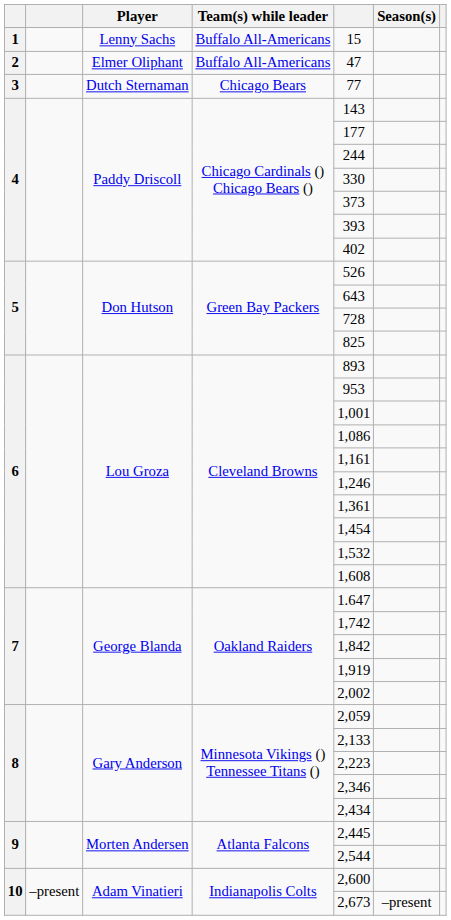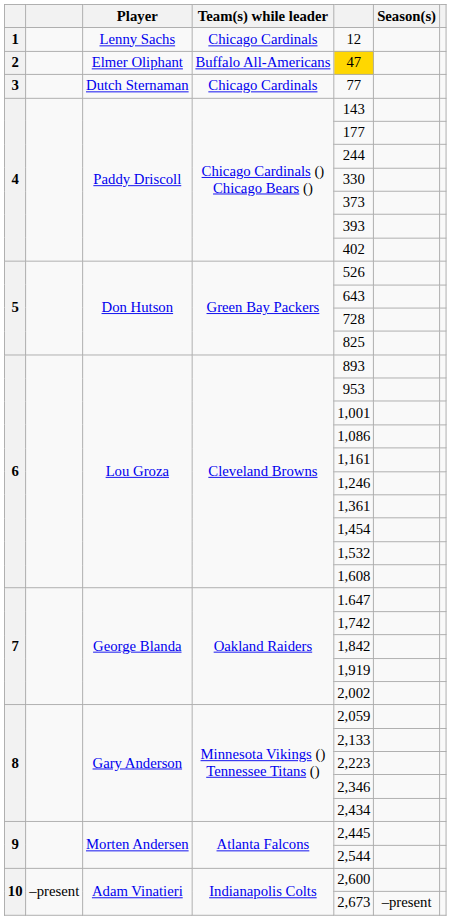(263, 39) Buffalo All-Americans -> (263, 39) Chicago Cardinals
(354, 39) 15 -> (354, 39) 12
(354, 62) no background -> (354, 62) gold background
(263, 86) Chicago Bears -> (263, 86) Chicago Cardinals
